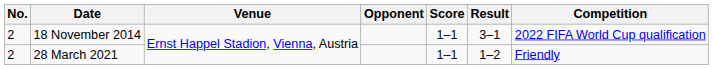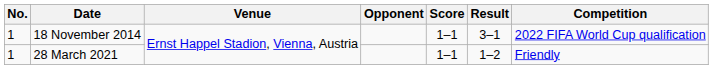(11, 34) 2 -> (11, 34) 1
(11, 54) 2 -> (11, 54) 1
